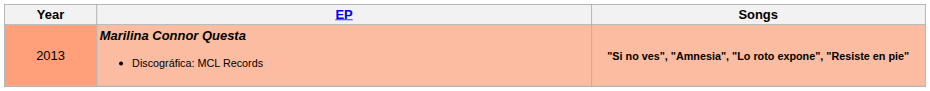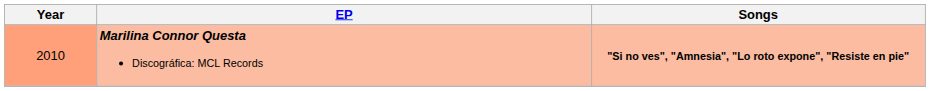(51, 55) 2013 -> (51, 55) 2010
